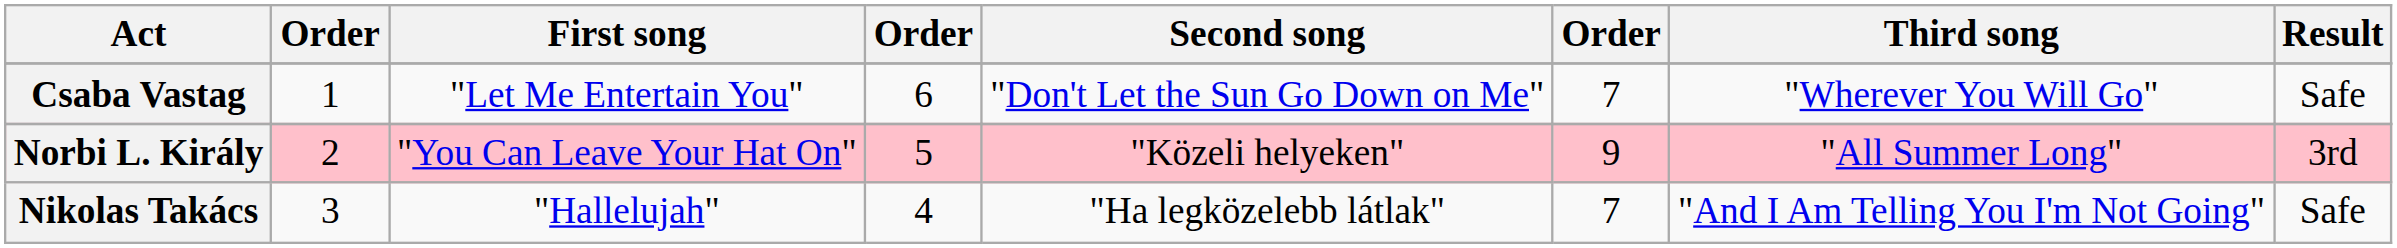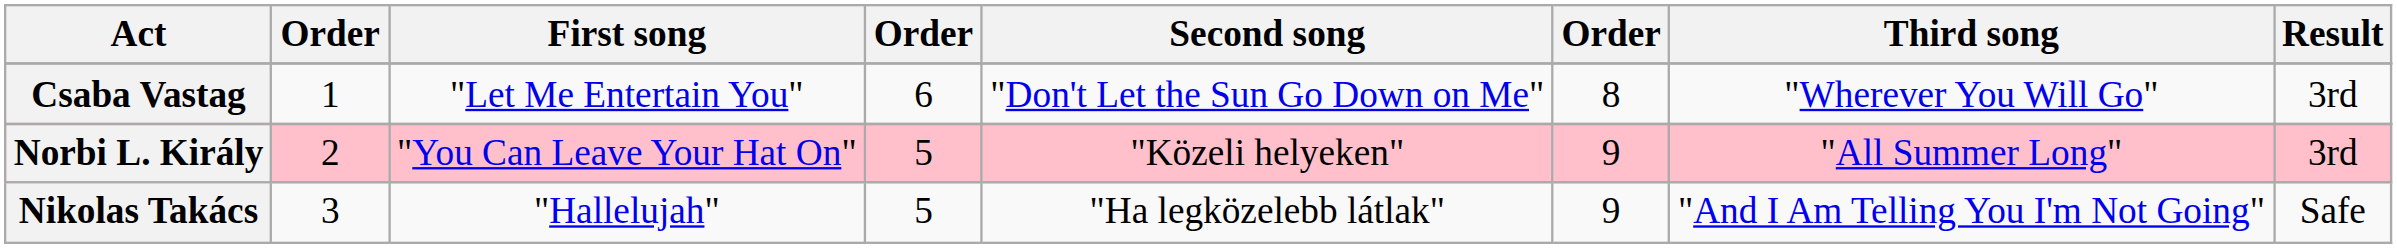(1611, 93) 7 -> (1611, 93) 8
(2333, 93) Safe -> (2333, 93) 3rd
(923, 211) 4 -> (923, 211) 5
(1611, 211) 7 -> (1611, 211) 9
